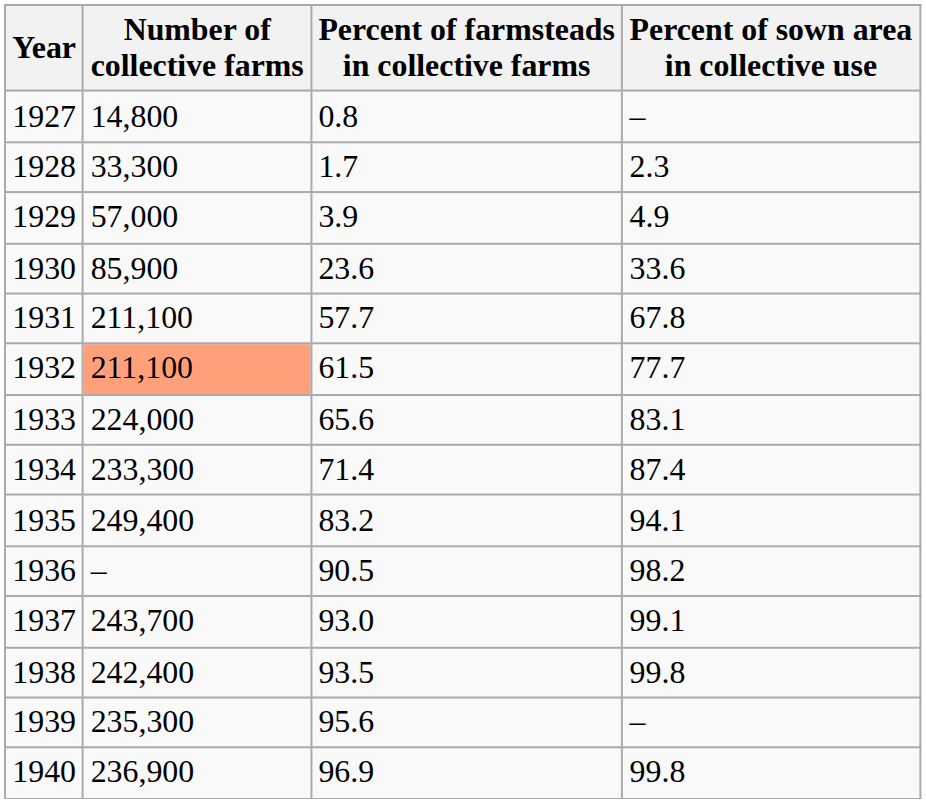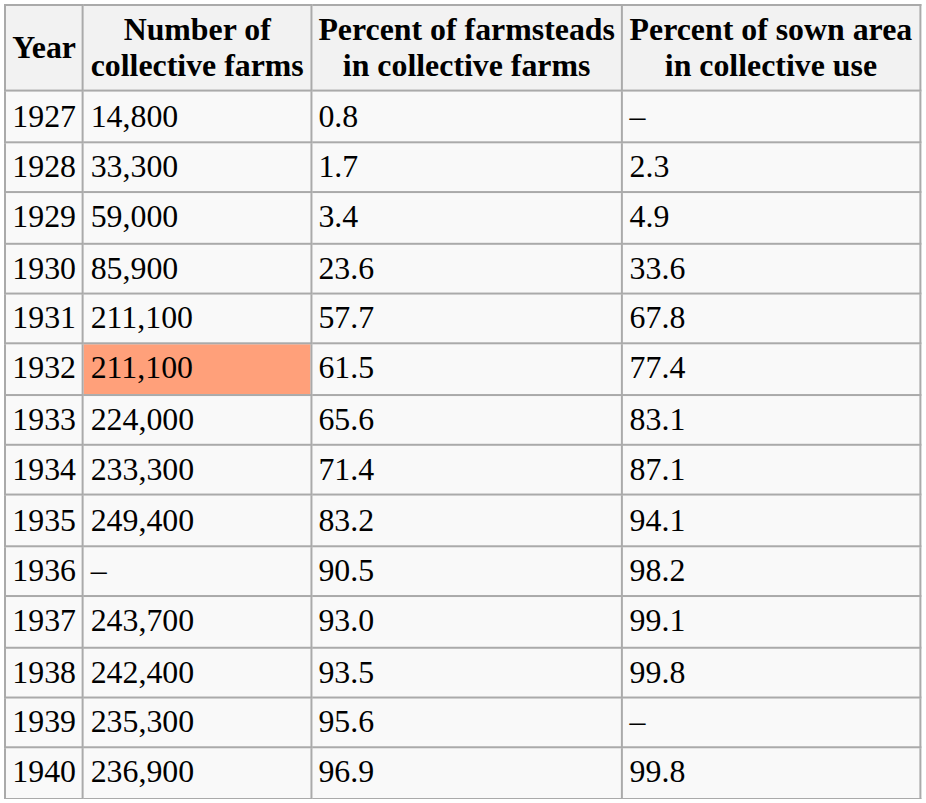(134, 217) 57,000 -> (134, 217) 59,000
(338, 217) 3.9 -> (338, 217) 3.4
(657, 368) 77.7 -> (657, 368) 77.4
(657, 469) 87.4 -> (657, 469) 87.1
